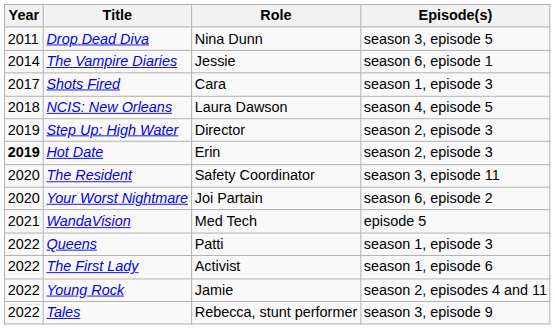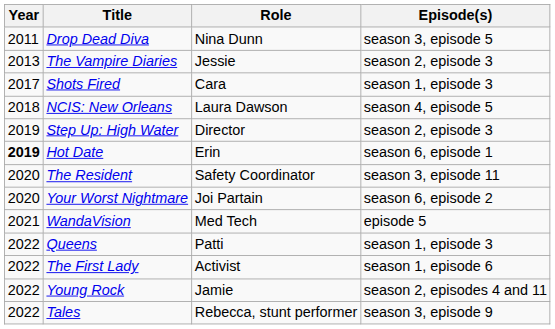(24, 61) 2014 -> (24, 61) 2013
(428, 61) season 6, episode 1 -> (428, 61) season 2, episode 3
(428, 152) season 2, episode 3 -> (428, 152) season 6, episode 1
